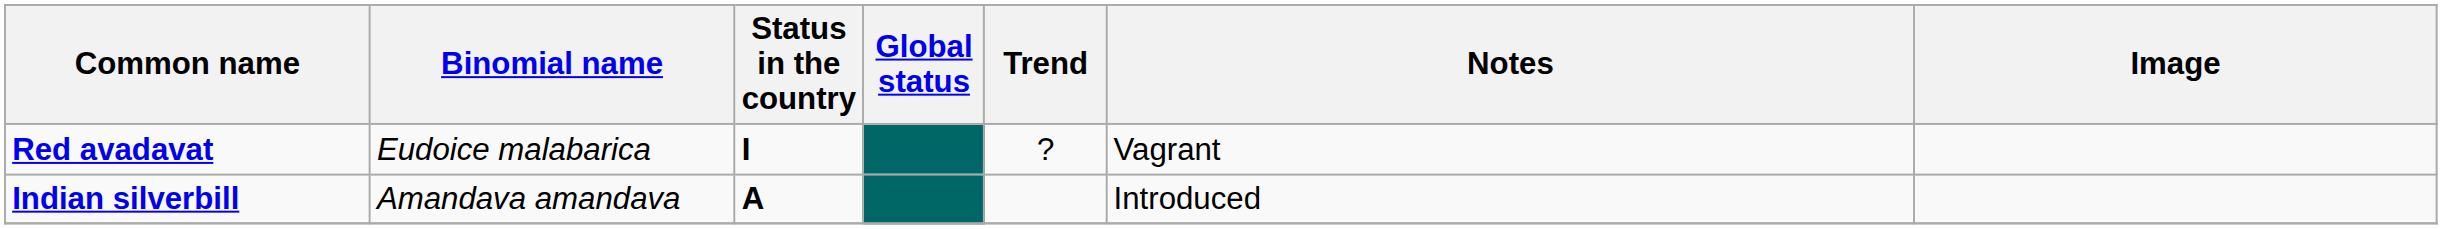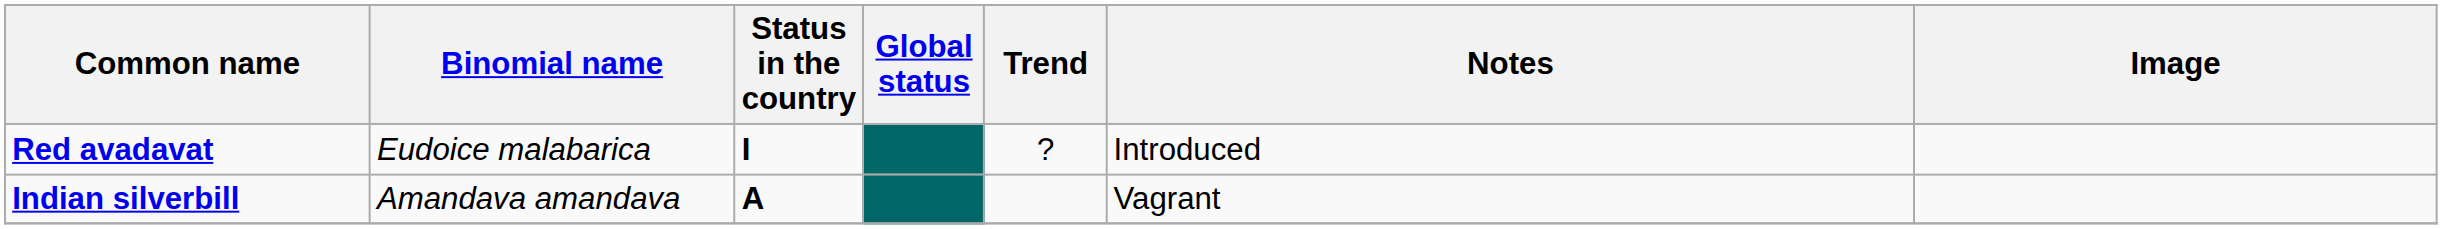(1167, 148) Vagrant -> (1187, 148) Introduced
(1187, 198) Introduced -> (1167, 198) Vagrant
